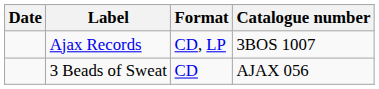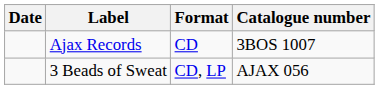(200, 44) CD, LP -> (186, 44) CD
(186, 71) CD -> (200, 71) CD, LP
